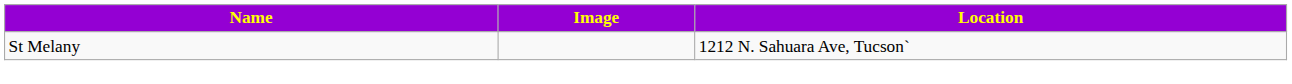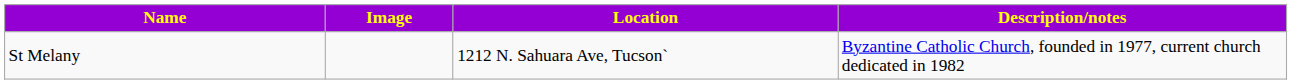+ column: (1062, 18)
